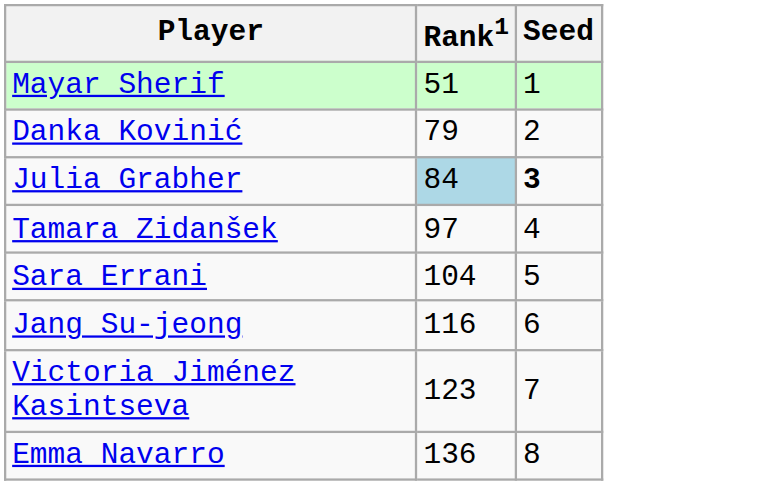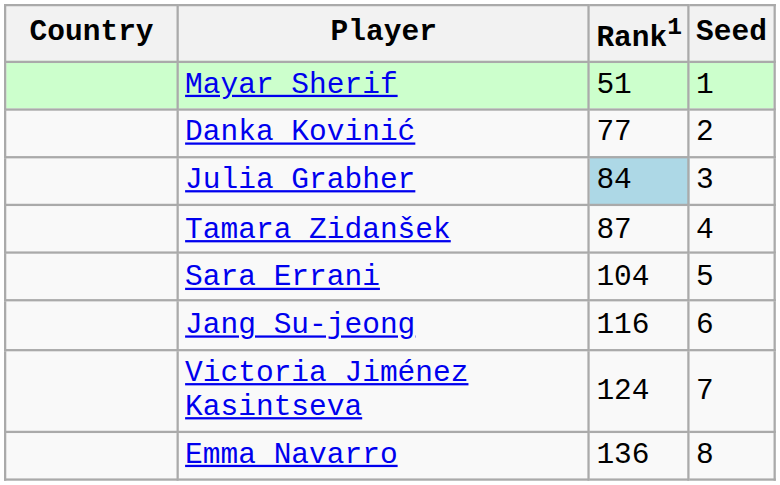+ column: (92, 33)
(441, 133) 79 -> (614, 133) 77
(532, 181) bold -> (705, 181) normal
(441, 229) 97 -> (614, 229) 87
(450, 390) 123 -> (623, 390) 124
